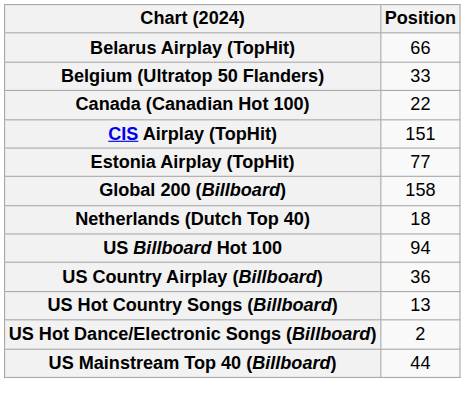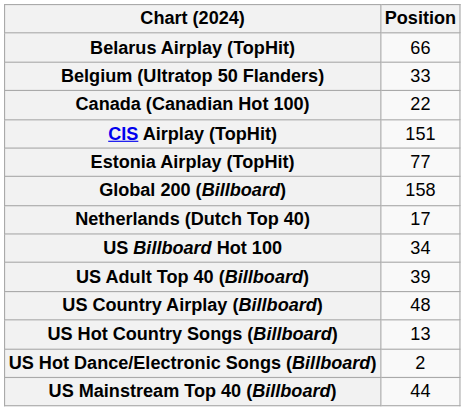(420, 219) 18 -> (420, 219) 17
(420, 248) 94 -> (420, 248) 34
+ row: (193, 276)
(420, 276) 36 -> (420, 305) 48
